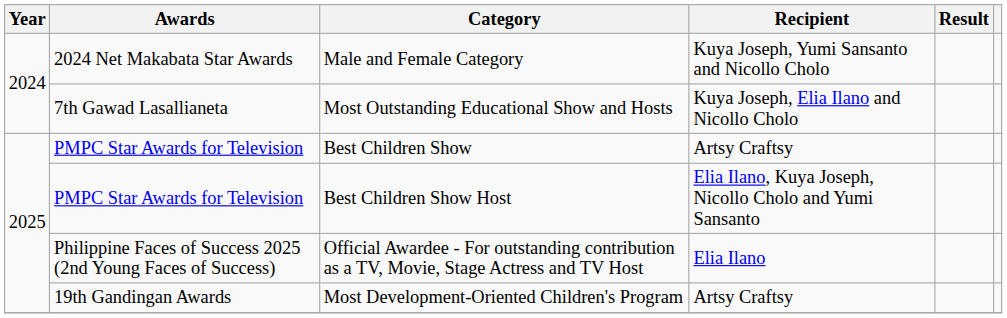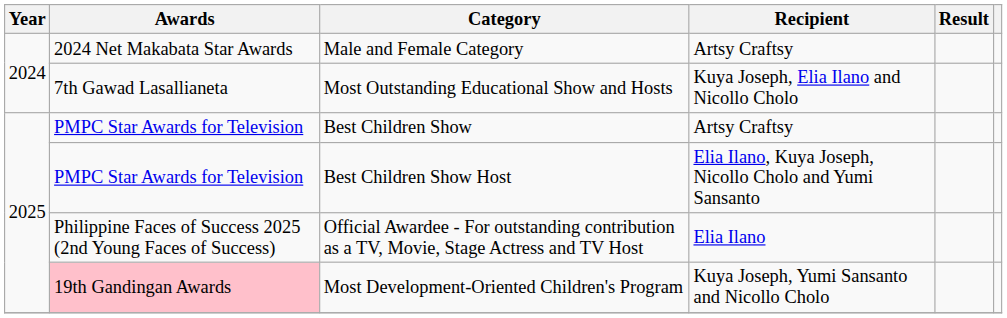(800, 58) Kuya Joseph, Yumi Sansanto and Nicollo Cholo -> (743, 48) Artsy Craftsy
(143, 297) no background -> (143, 287) pink background
(743, 297) Artsy Craftsy -> (800, 287) Kuya Joseph, Yumi Sansanto and Nicollo Cholo
